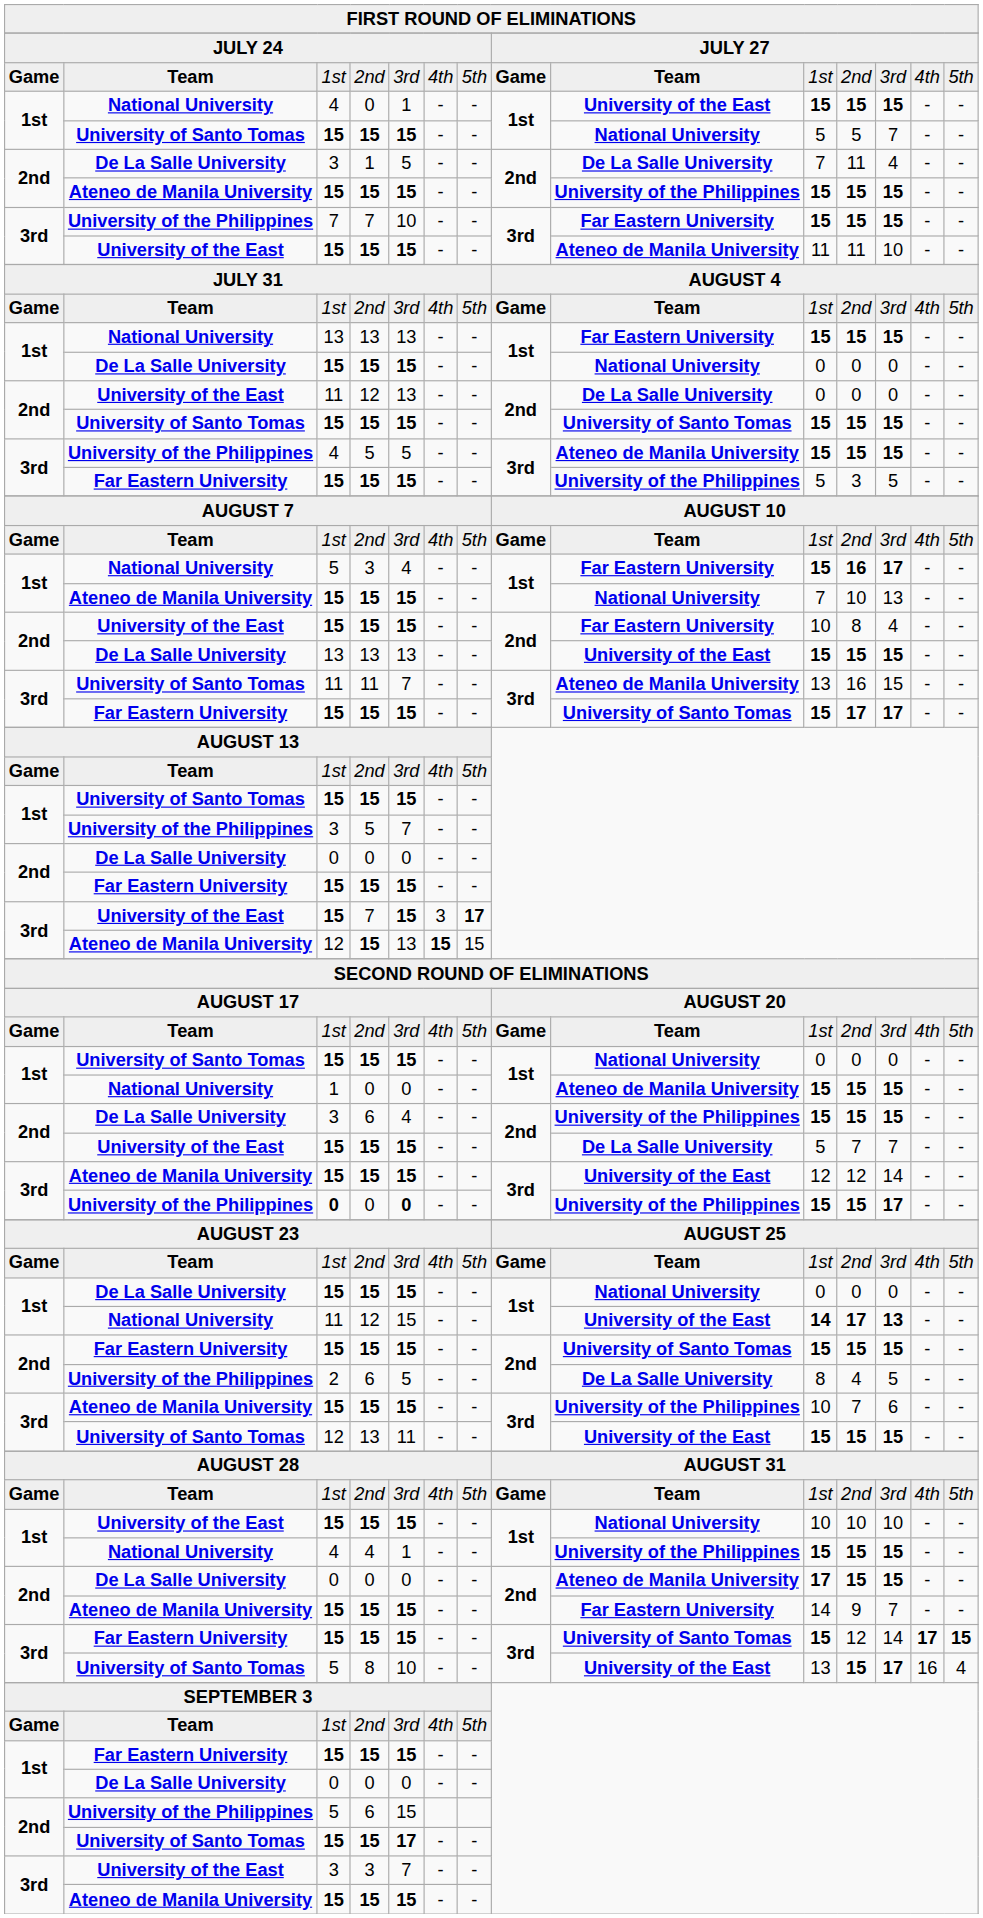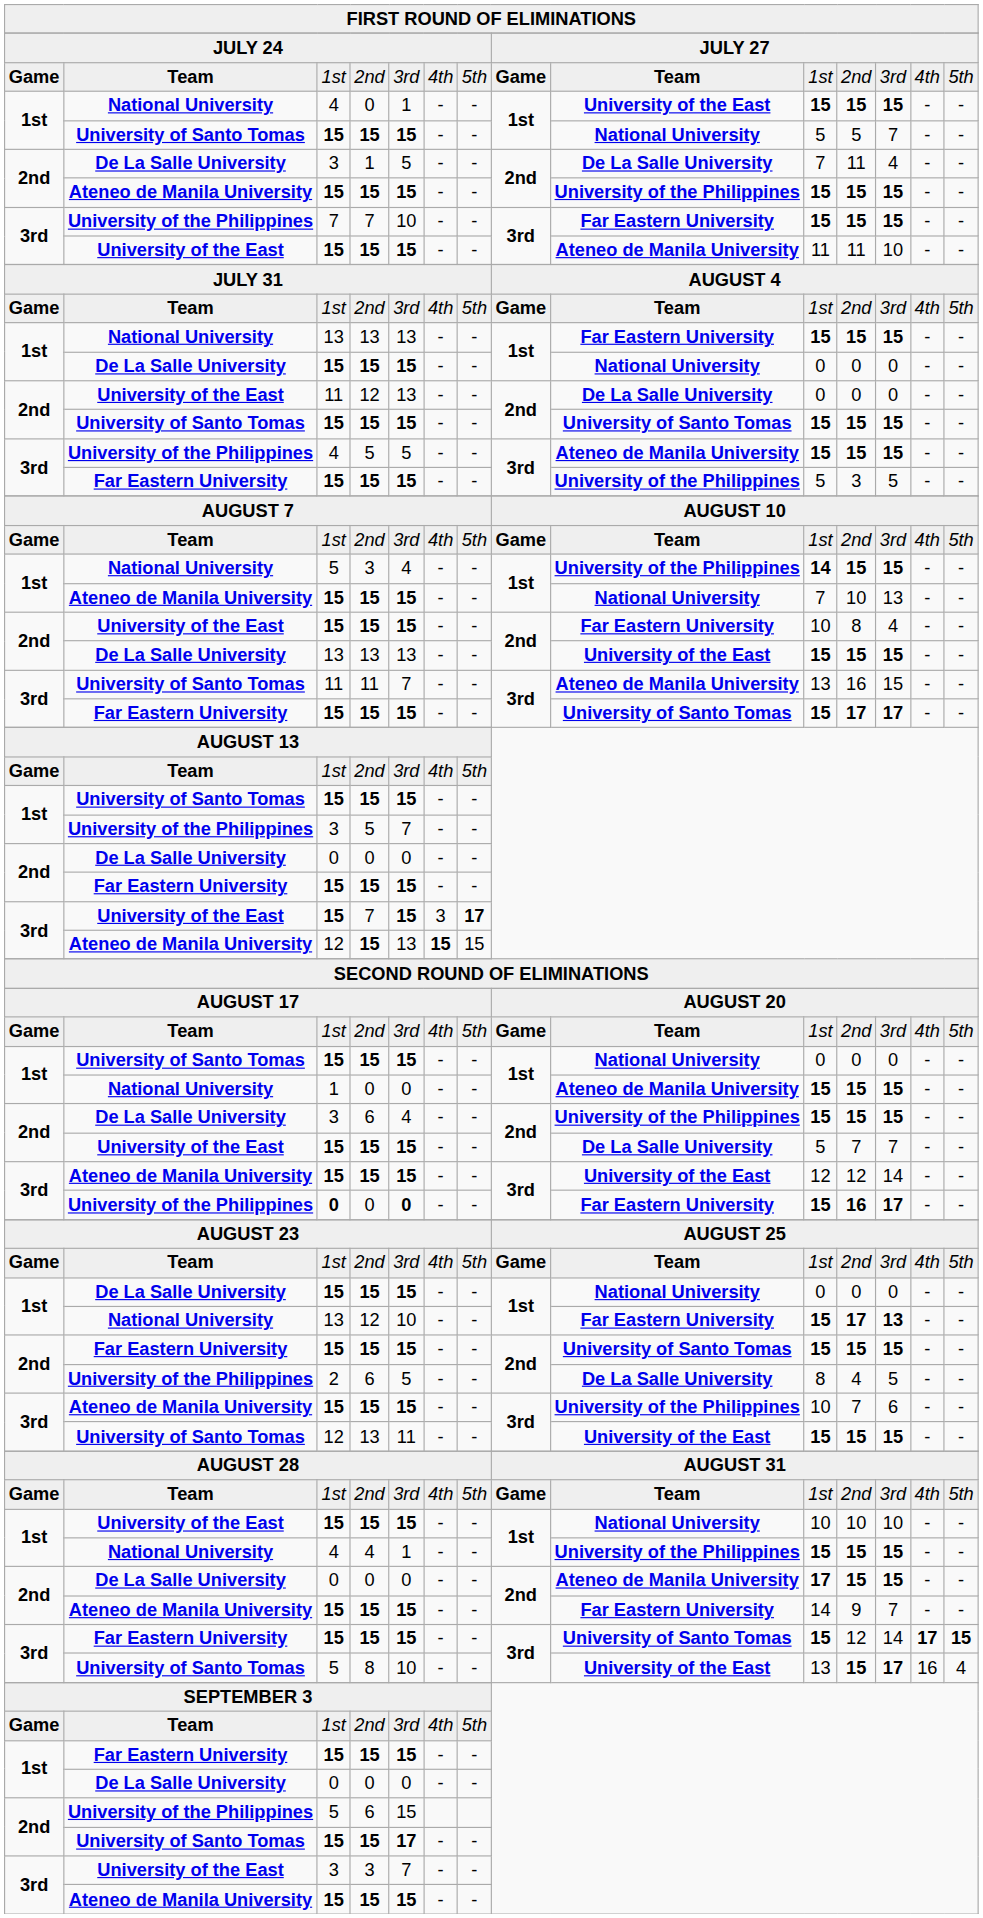(677, 568) Far Eastern University -> (677, 568) University of the Philippines
(820, 568) 15 -> (820, 568) 14
(856, 568) 16 -> (856, 568) 15
(893, 568) 17 -> (893, 568) 15
(677, 1204) University of the Philippines -> (677, 1204) Far Eastern University
(856, 1204) 15 -> (856, 1204) 16
(334, 1320) 11 -> (334, 1320) 13
(406, 1320) 15 -> (406, 1320) 10
(677, 1320) University of the East -> (677, 1320) Far Eastern University
(820, 1320) 14 -> (820, 1320) 15
